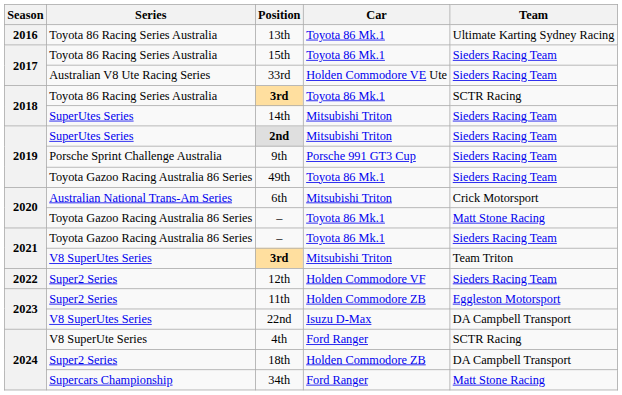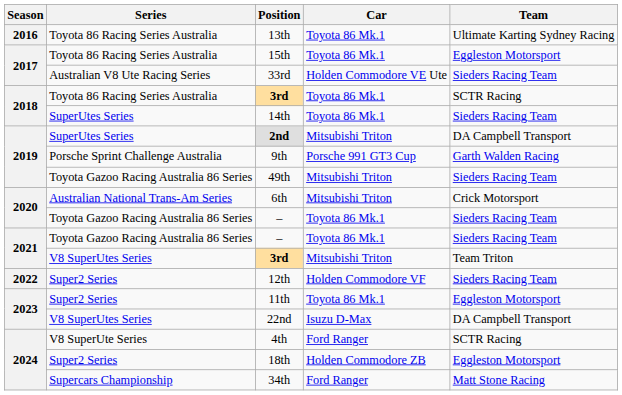(505, 55) Sieders Racing Team -> (507, 55) Eggleston Motorsport
(349, 116) Mitsubishi Triton -> (346, 116) Toyota 86 Mk.1
(505, 136) Sieders Racing Team -> (512, 136) DA Campbell Transport
(505, 156) Sieders Racing Team -> (506, 156) Garth Walden Racing
(346, 177) Toyota 86 Mk.1 -> (349, 177) Mitsubishi Triton
(499, 217) Matt Stone Racing -> (505, 217) Sieders Racing Team
(366, 299) Holden Commodore ZB -> (346, 299) Toyota 86 Mk.1
(512, 359) DA Campbell Transport -> (507, 359) Eggleston Motorsport
